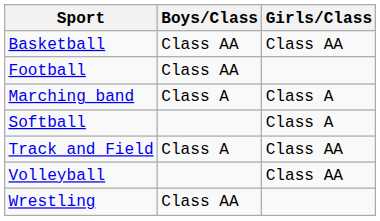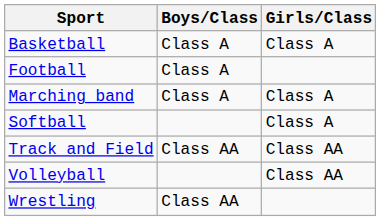(200, 44) Class AA -> (195, 44) Class A
(304, 44) Class AA -> (300, 44) Class A
(200, 70) Class AA -> (195, 70) Class A
(195, 149) Class A -> (200, 149) Class AA
